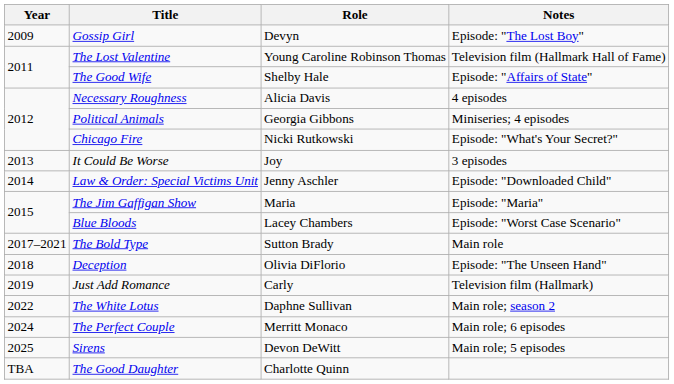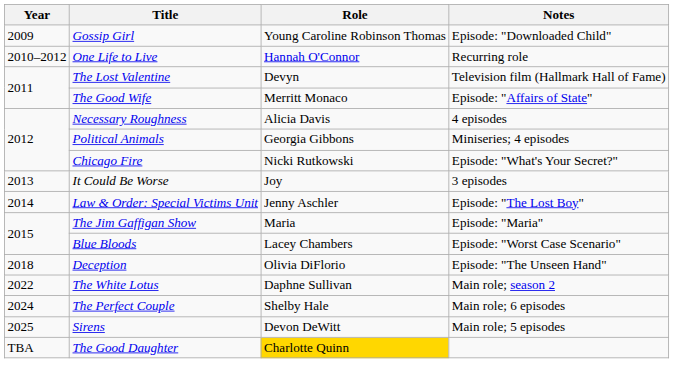(282, 35) Devyn -> (355, 35) Young Caroline Robinson Thomas
(518, 35) Episode: "The Lost Boy" -> (532, 35) Episode: "Downloaded Child"
+ row: (115, 56)
(355, 56) Young Caroline Robinson Thomas -> (282, 77) Devyn
(296, 77) Shelby Hale -> (306, 98) Merritt Monaco
(532, 181) Episode: "Downloaded Child" -> (518, 202) Episode: "The Lost Boy"
- row: (110, 243)
- row: (121, 285)
(306, 327) Merritt Monaco -> (296, 306) Shelby Hale
(307, 368) no background -> (307, 347) gold background
